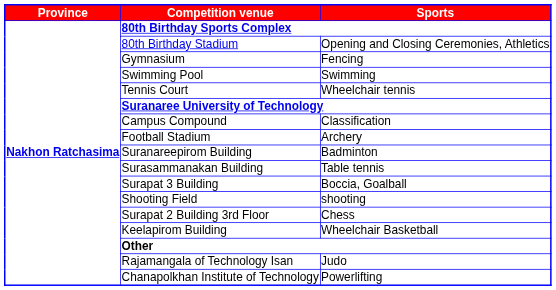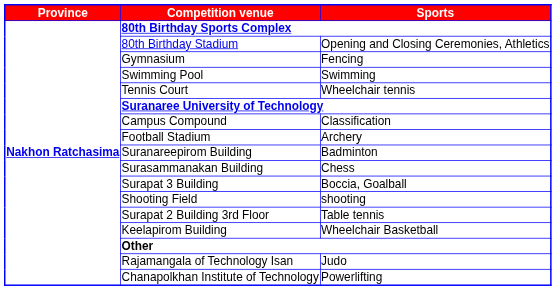(353, 168) Table tennis -> (338, 168) Chess
(338, 215) Chess -> (353, 215) Table tennis
